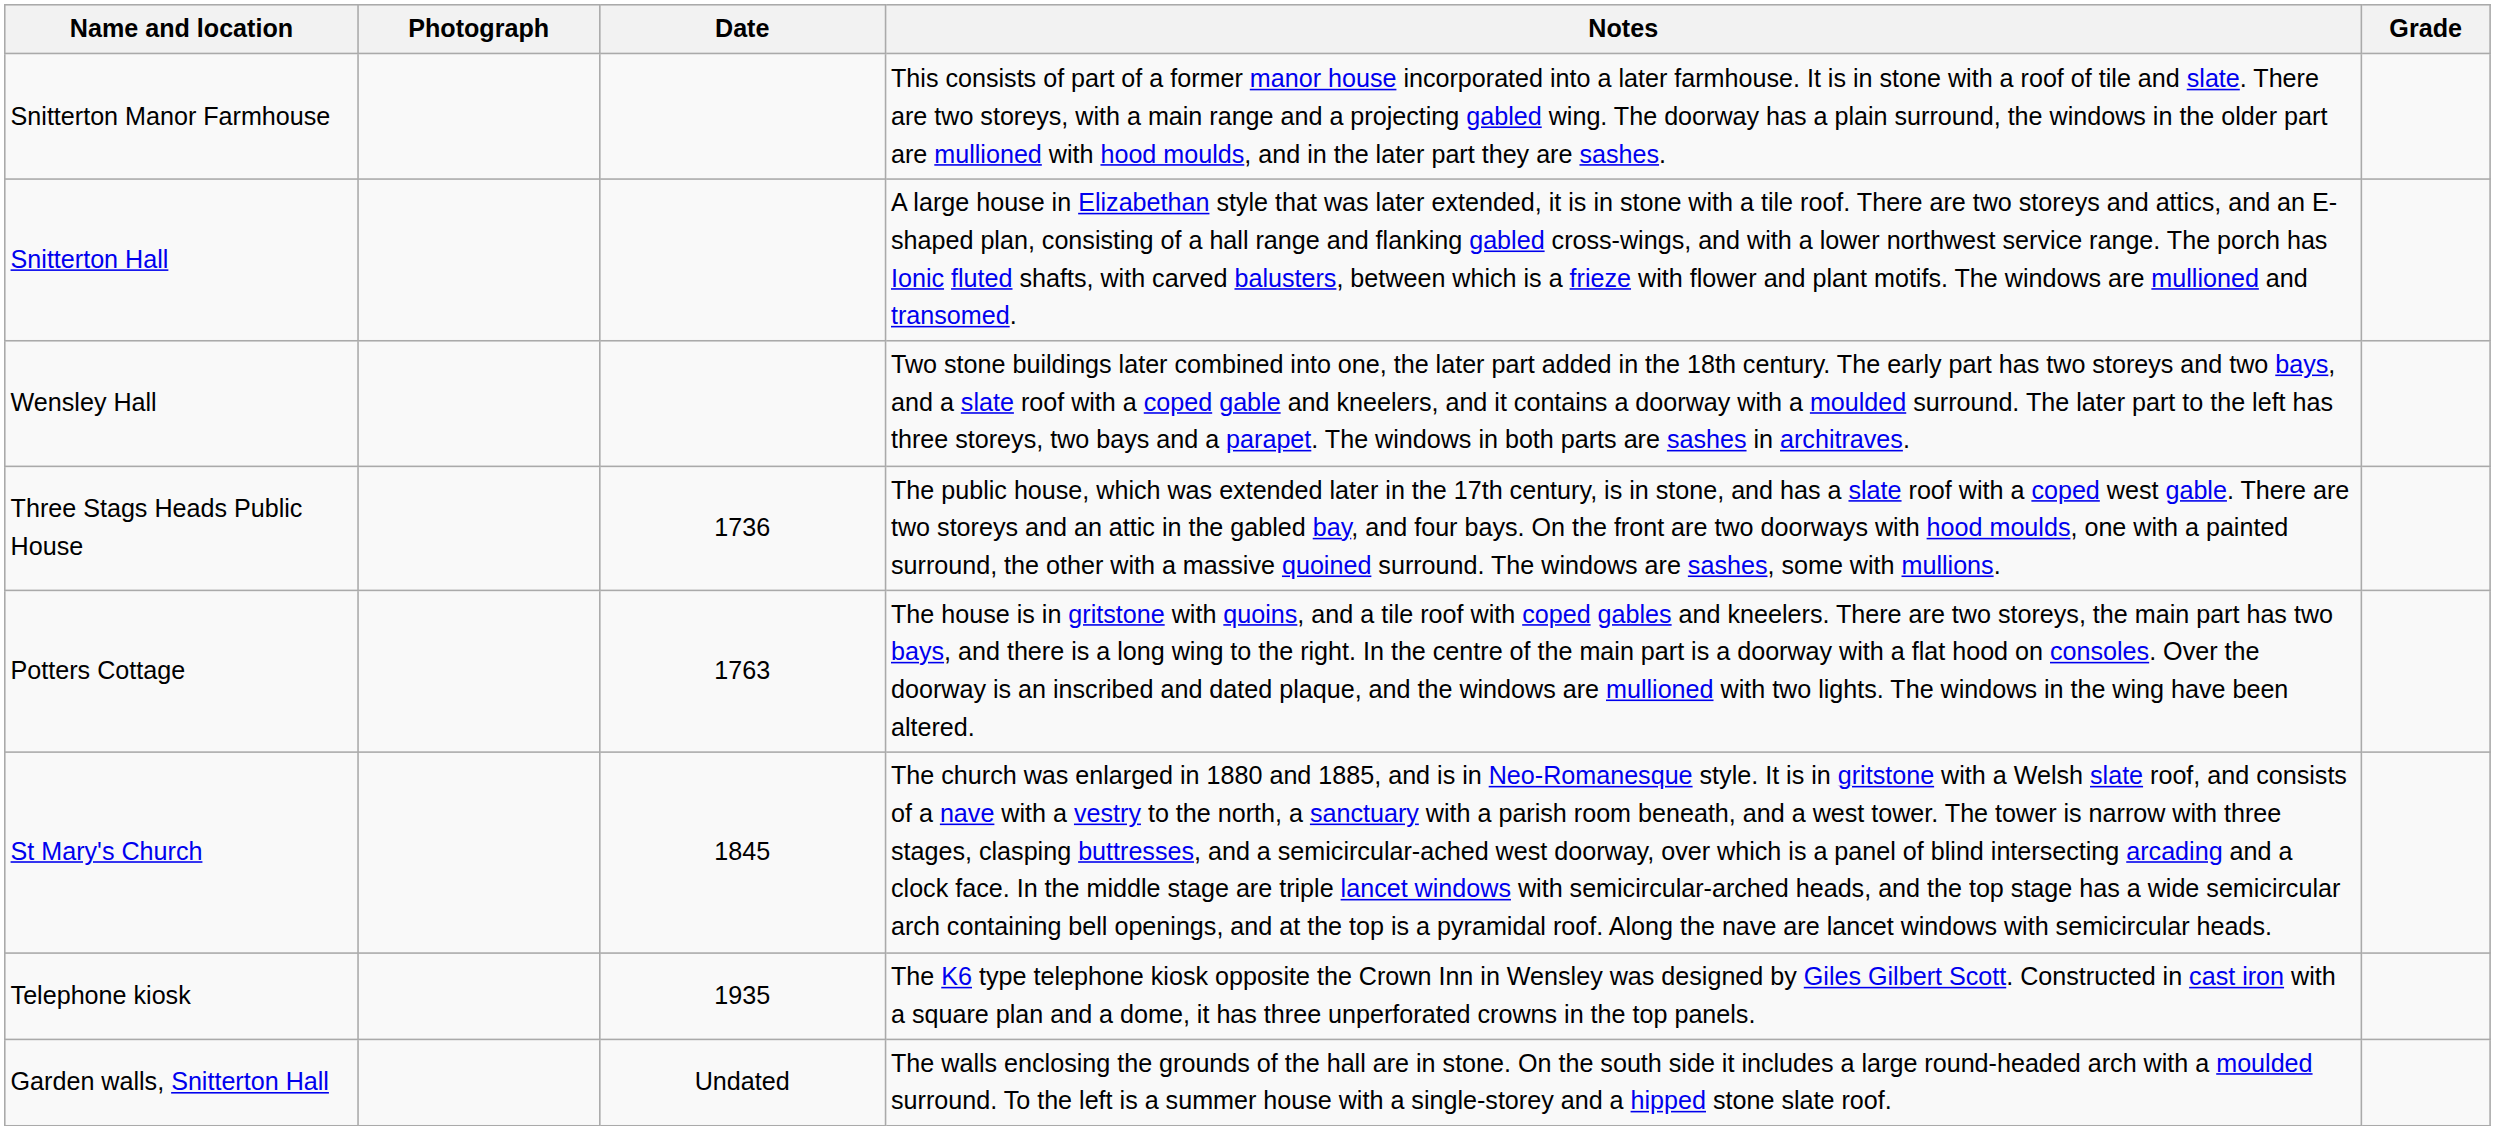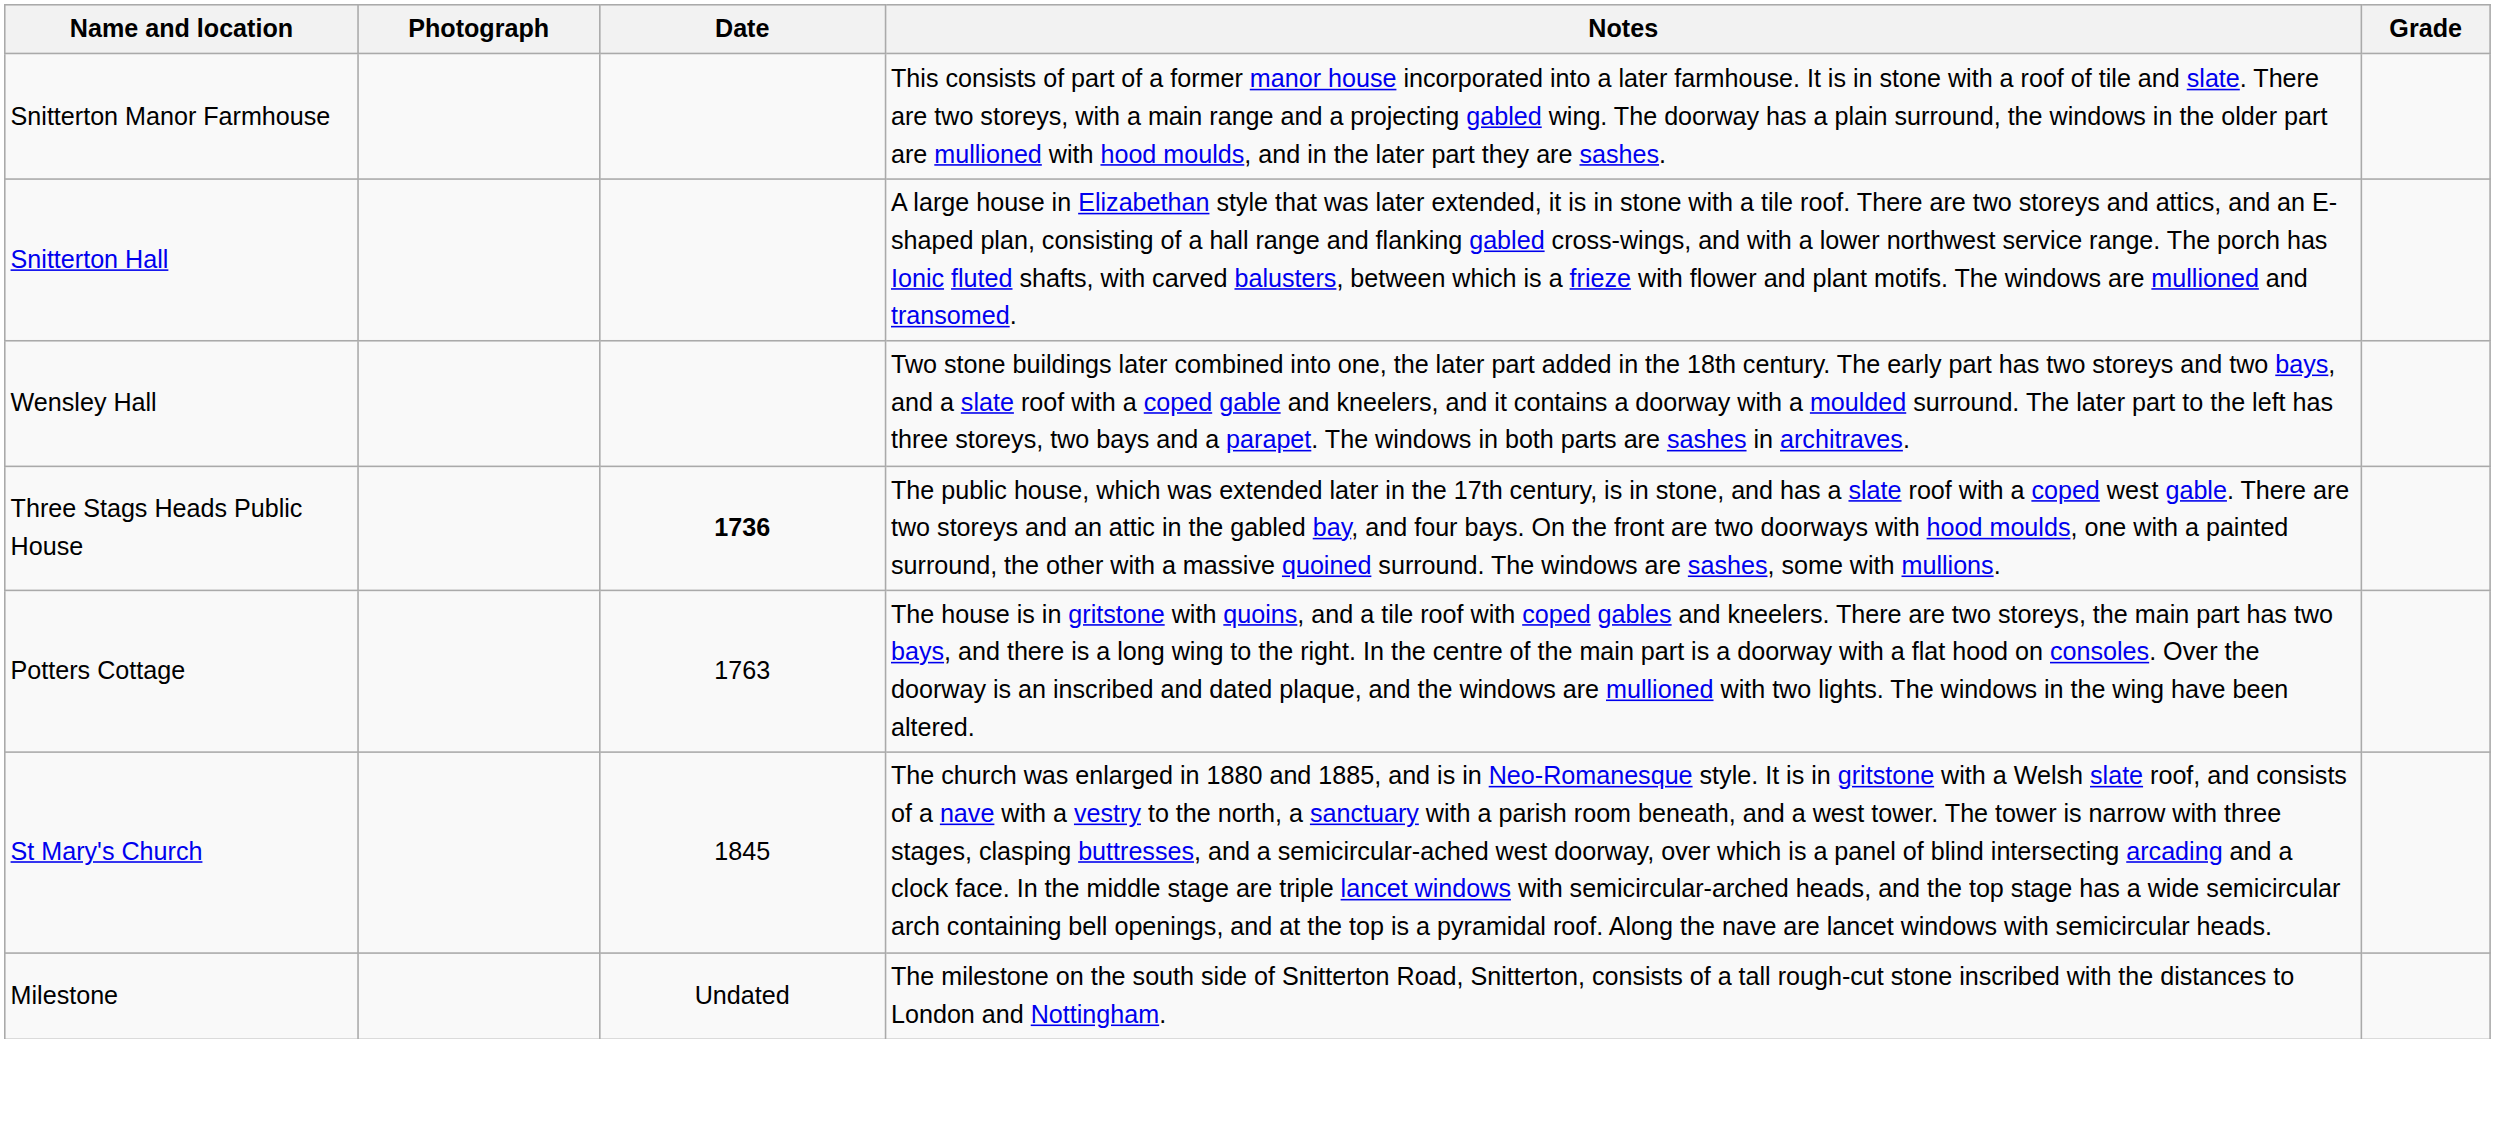(742, 527) normal -> (742, 527) bold
- row: (101, 995)
+ row: (64, 995)
- row: (170, 1082)
